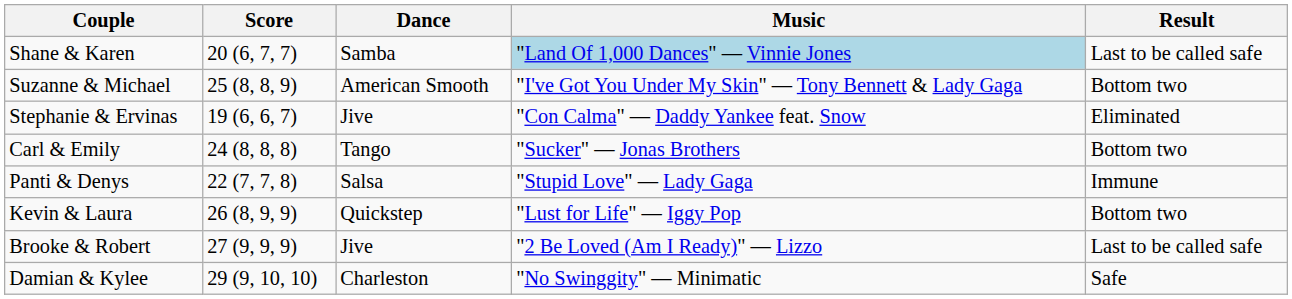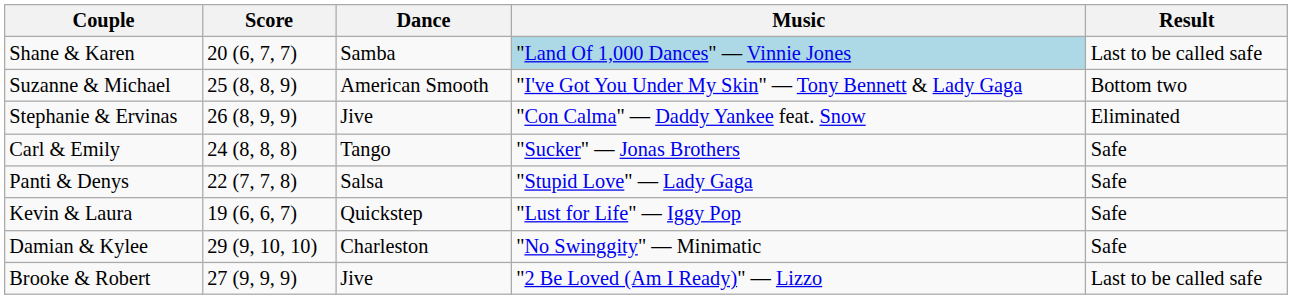(252, 117) 19 (6, 6, 7) -> (252, 117) 26 (8, 9, 9)
(1139, 149) Bottom two -> (1109, 149) Safe
(1125, 181) Immune -> (1109, 181) Safe
(252, 213) 26 (8, 9, 9) -> (252, 213) 19 (6, 6, 7)
(1139, 213) Bottom two -> (1109, 213) Safe
rows swapped: (79, 278) <-> (80, 246)
